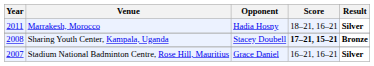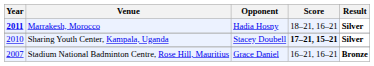(15, 26) normal -> (15, 26) bold
(15, 40) 2008 -> (15, 40) 2010
(355, 40) Bronze -> (353, 40) Silver
(353, 54) Silver -> (355, 54) Bronze
